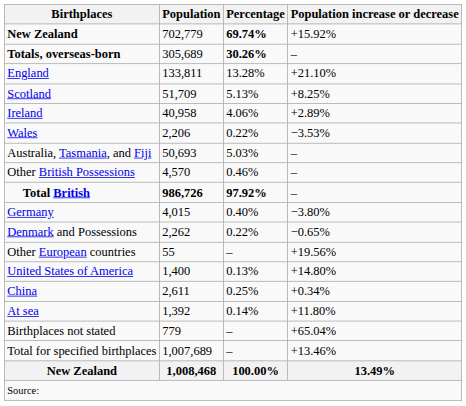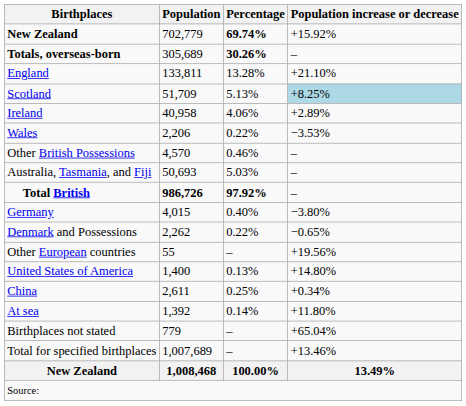(310, 93) no background -> (310, 93) lightblue background
rows swapped: (79, 152) <-> (71, 172)
